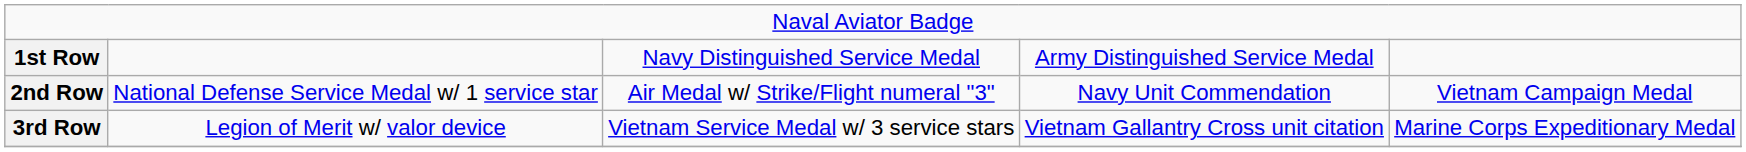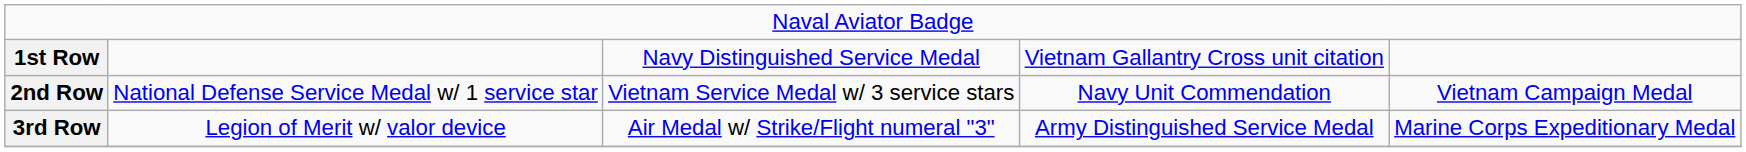(1204, 57) Army Distinguished Service Medal -> (1204, 57) Vietnam Gallantry Cross unit citation
(811, 92) Air Medal w/ Strike/Flight numeral "3" -> (811, 92) Vietnam Service Medal w/ 3 service stars
(811, 127) Vietnam Service Medal w/ 3 service stars -> (811, 127) Air Medal w/ Strike/Flight numeral "3"
(1204, 127) Vietnam Gallantry Cross unit citation -> (1204, 127) Army Distinguished Service Medal
